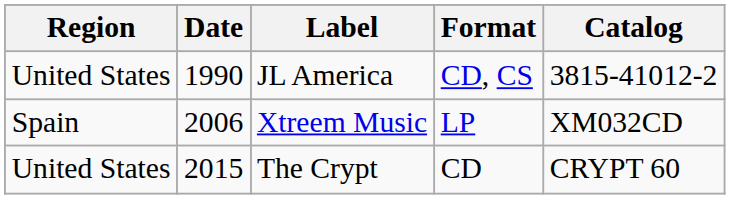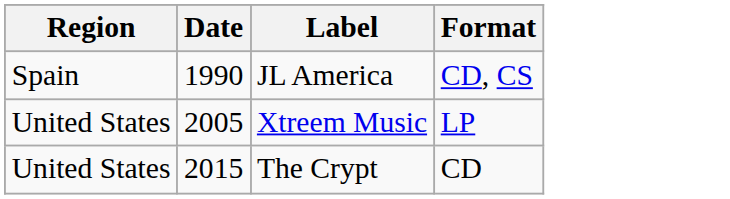- column: (634, 27)
(91, 74) United States -> (45, 74) Spain
(45, 121) Spain -> (91, 121) United States
(214, 121) 2006 -> (214, 121) 2005
